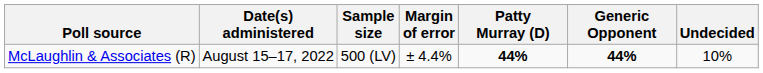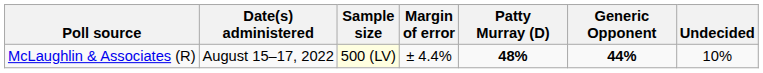(368, 56) no background -> (368, 56) lightyellow background
(513, 56) 44% -> (513, 56) 48%
